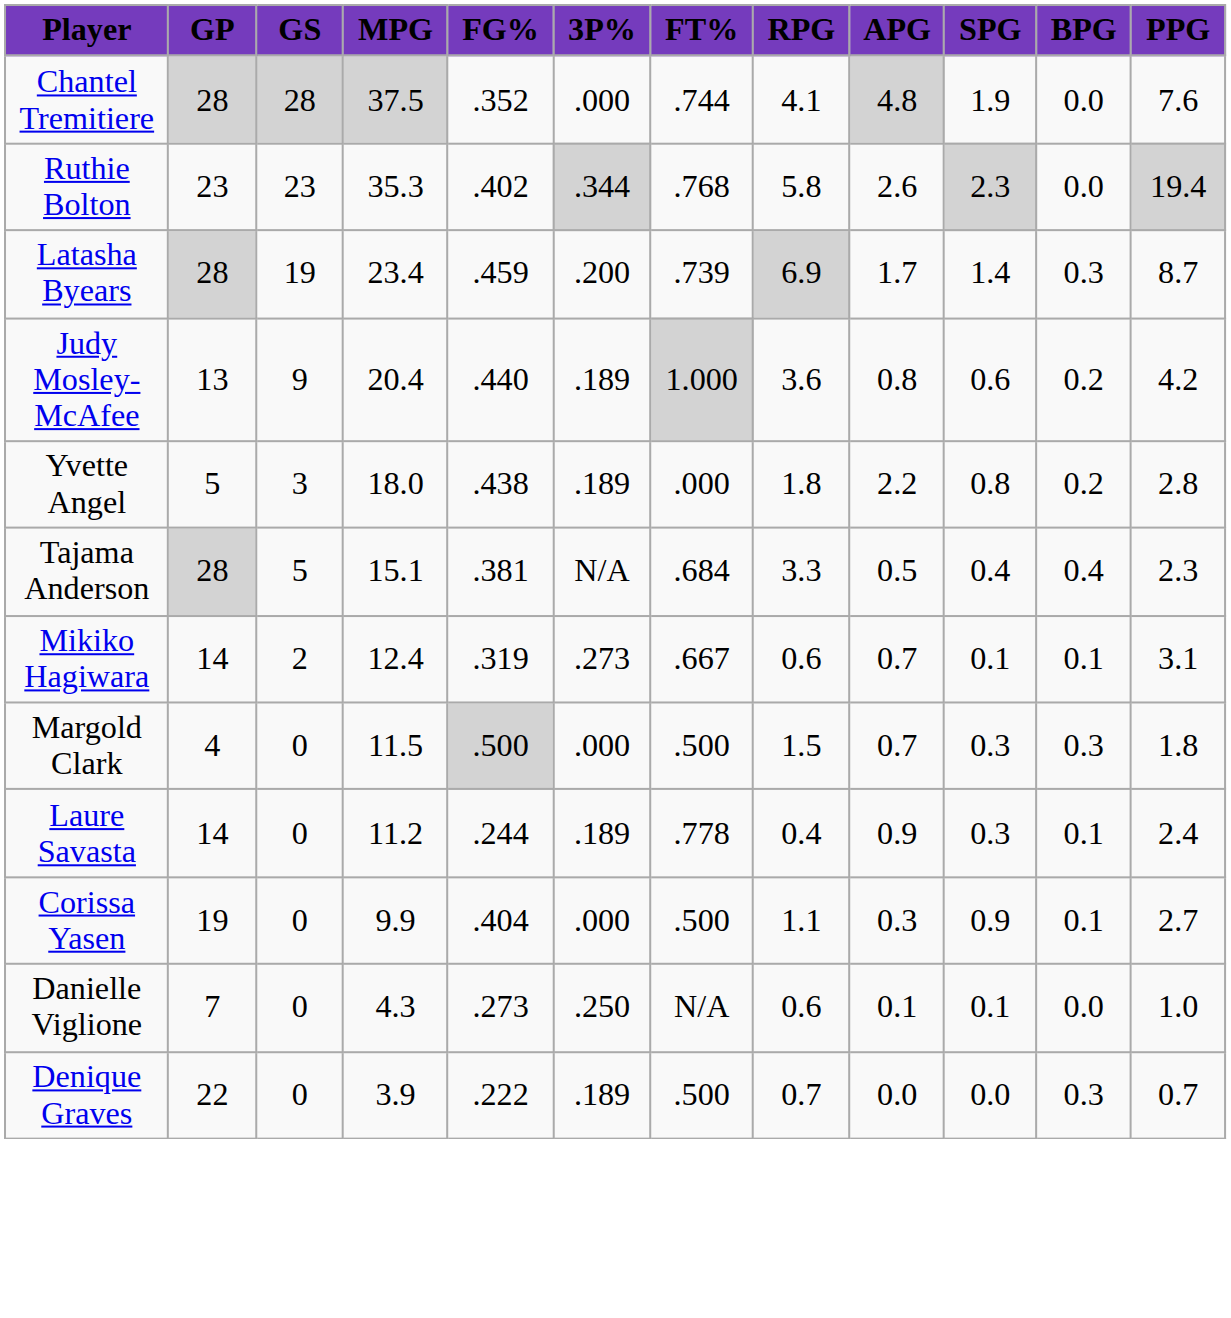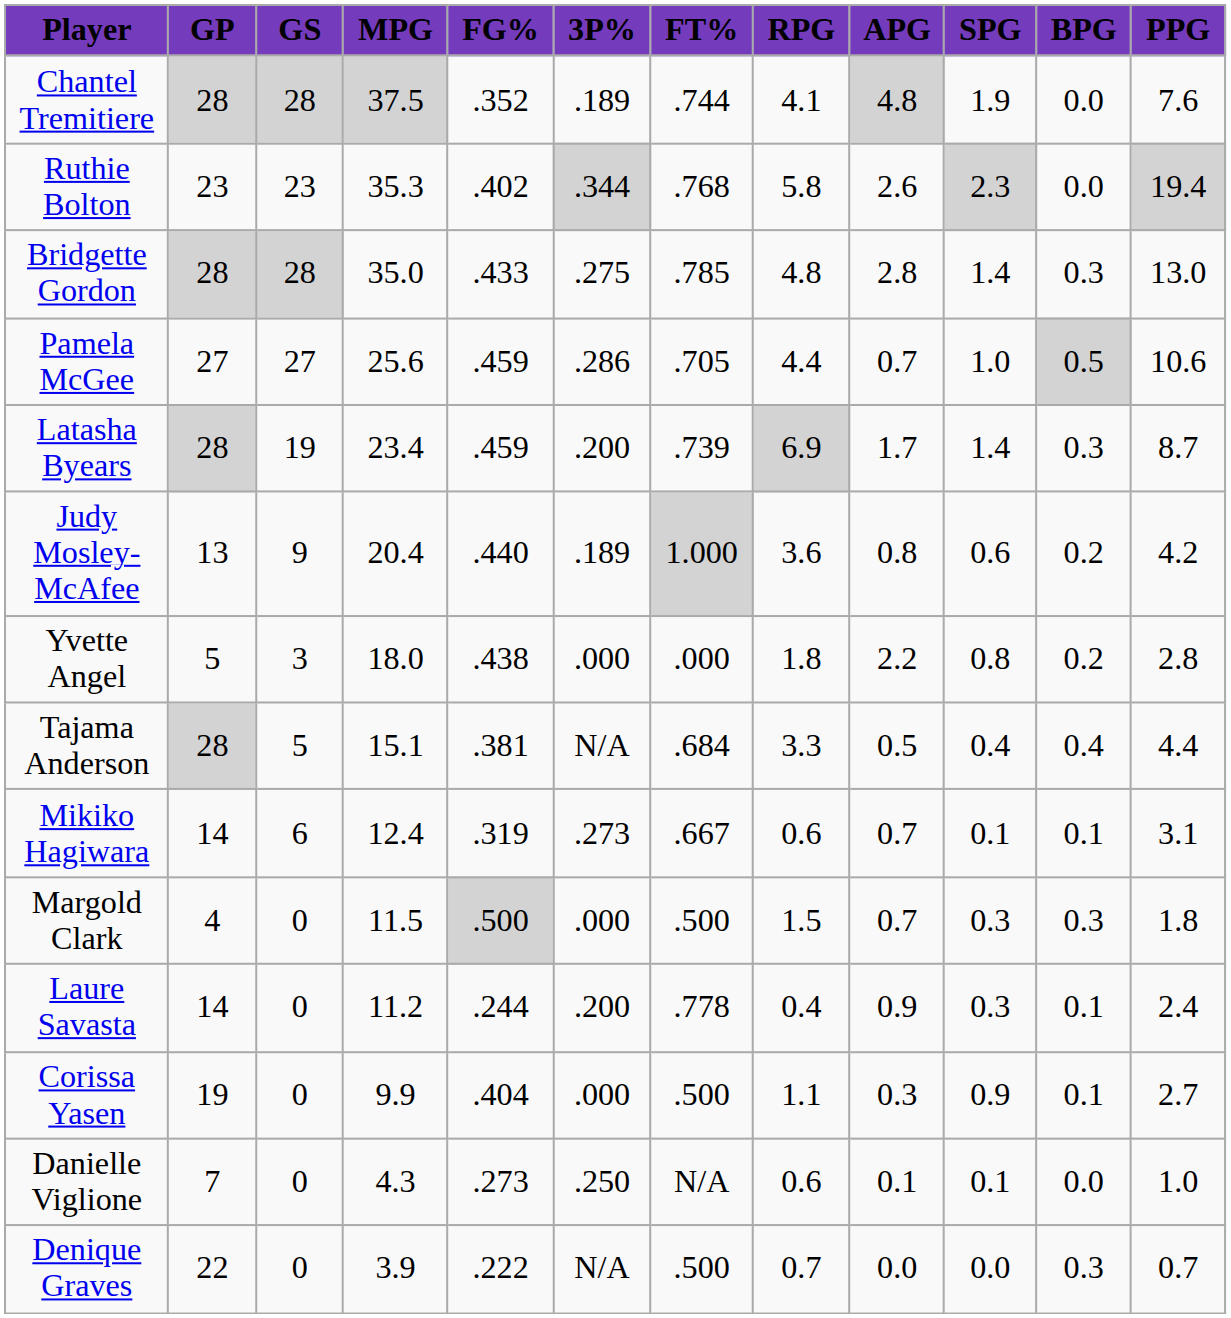(602, 99) .000 -> (602, 99) .189
+ row: (87, 273)
+ row: (87, 360)
(602, 484) .189 -> (602, 658) .000
(1178, 571) 2.3 -> (1178, 745) 4.4
(300, 658) 2 -> (300, 832) 6
(602, 832) .189 -> (602, 1007) .200
(602, 1094) .189 -> (602, 1268) N/A
